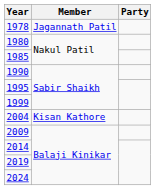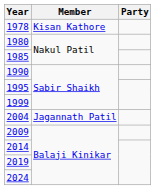(75, 27) Jagannath Patil -> (69, 27) Kisan Kathore
(69, 117) Kisan Kathore -> (75, 117) Jagannath Patil
